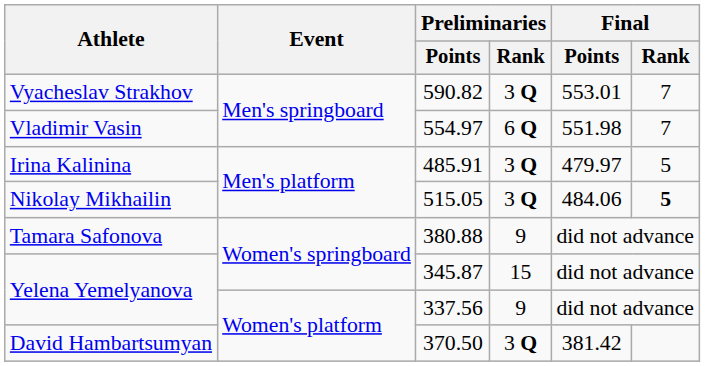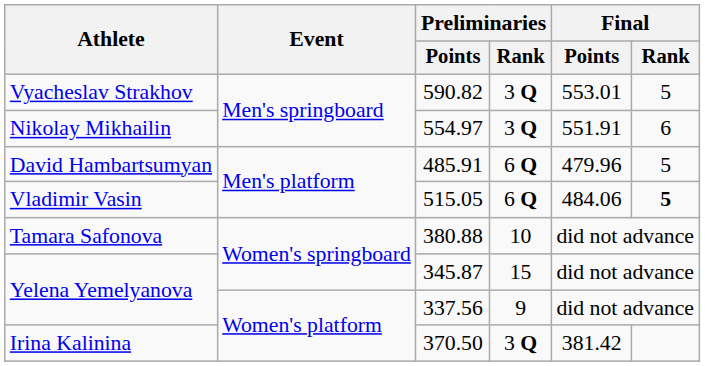(666, 92) 7 -> (666, 92) 5
(76, 128) Vladimir Vasin -> (90, 128) Nikolay Mikhailin
(521, 128) 6 Q -> (521, 128) 3 Q
(592, 128) 551.98 -> (592, 128) 551.91
(666, 128) 7 -> (666, 128) 6
(70, 164) Irina Kalinina -> (111, 164) David Hambartsumyan
(521, 164) 3 Q -> (521, 164) 6 Q
(592, 164) 479.97 -> (592, 164) 479.96
(90, 200) Nikolay Mikhailin -> (76, 200) Vladimir Vasin
(521, 200) 3 Q -> (521, 200) 6 Q
(521, 236) 9 -> (521, 236) 10
(111, 343) David Hambartsumyan -> (70, 343) Irina Kalinina
